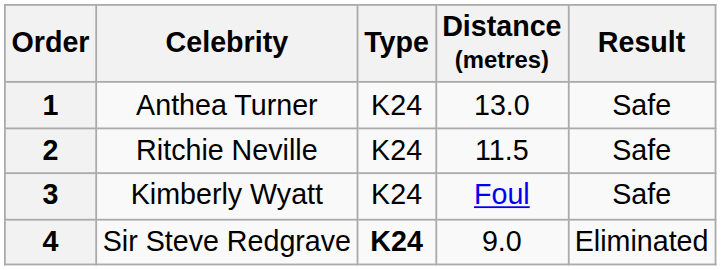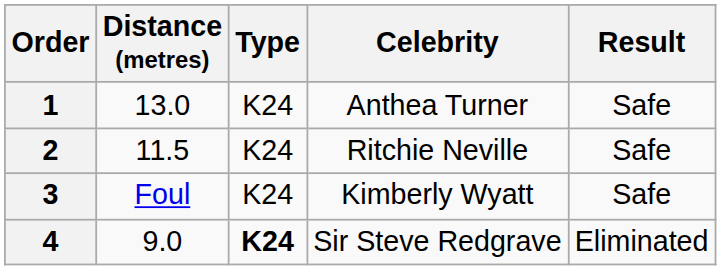columns swapped: (227, 43) <-> (502, 43)
